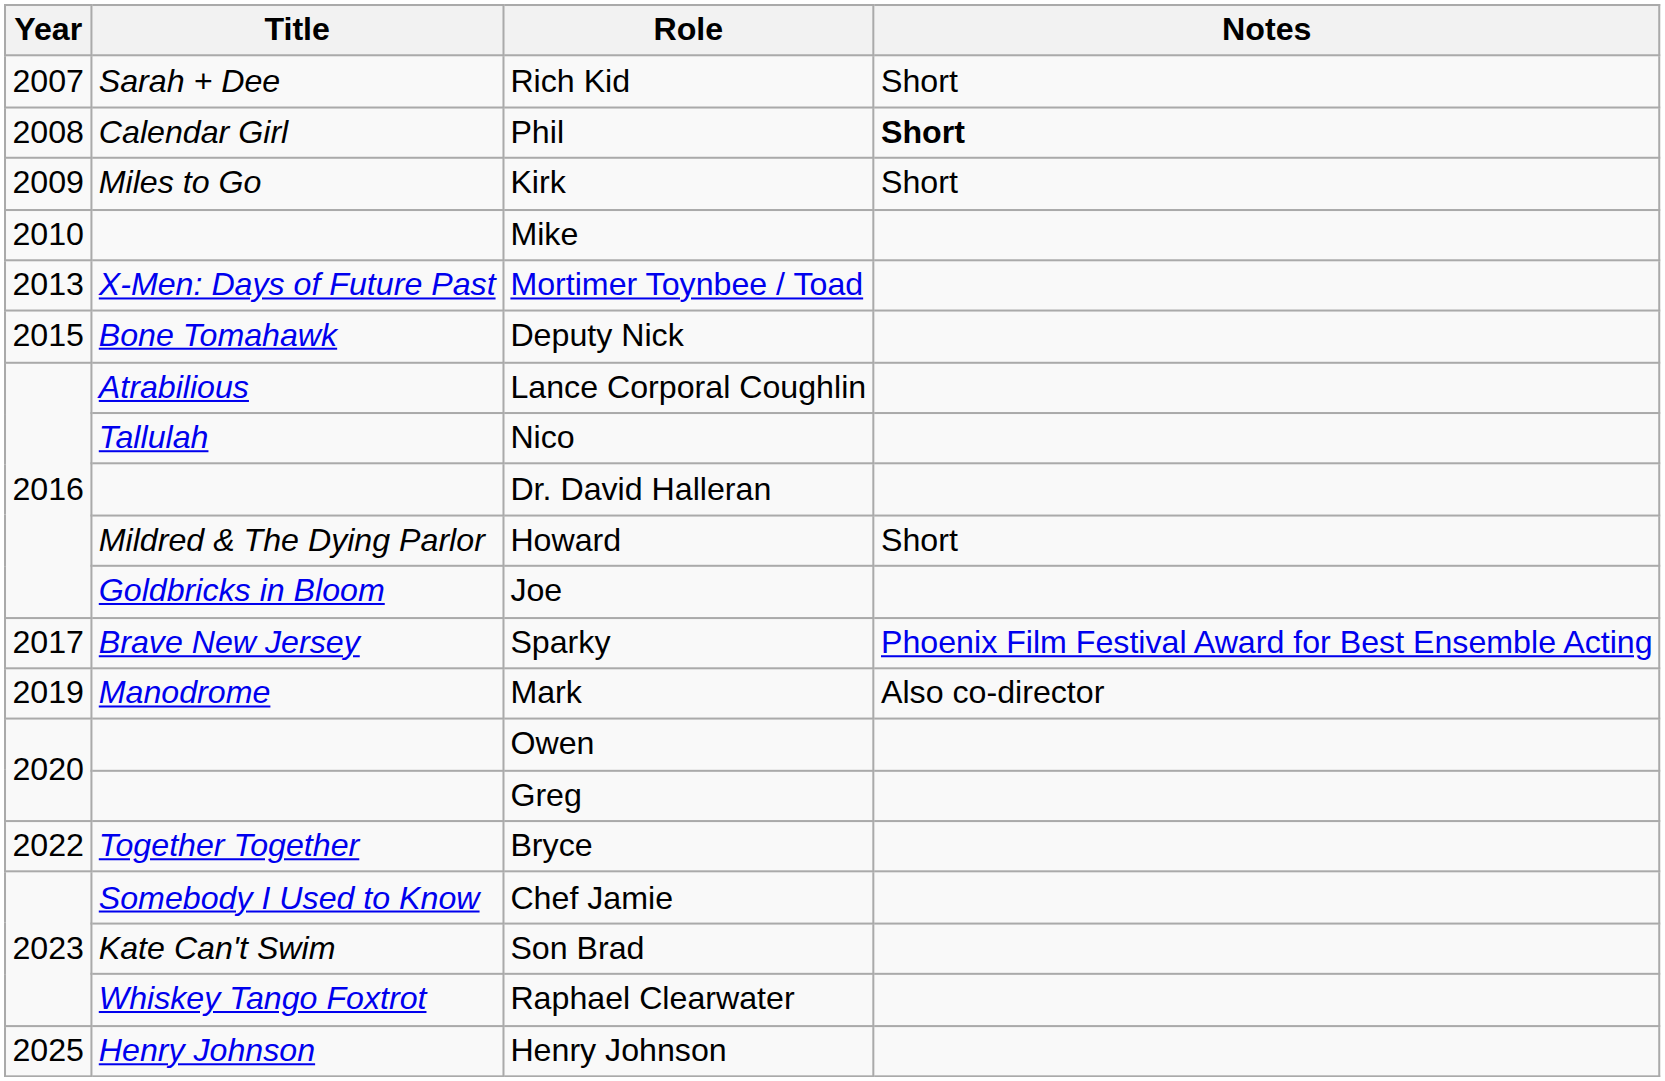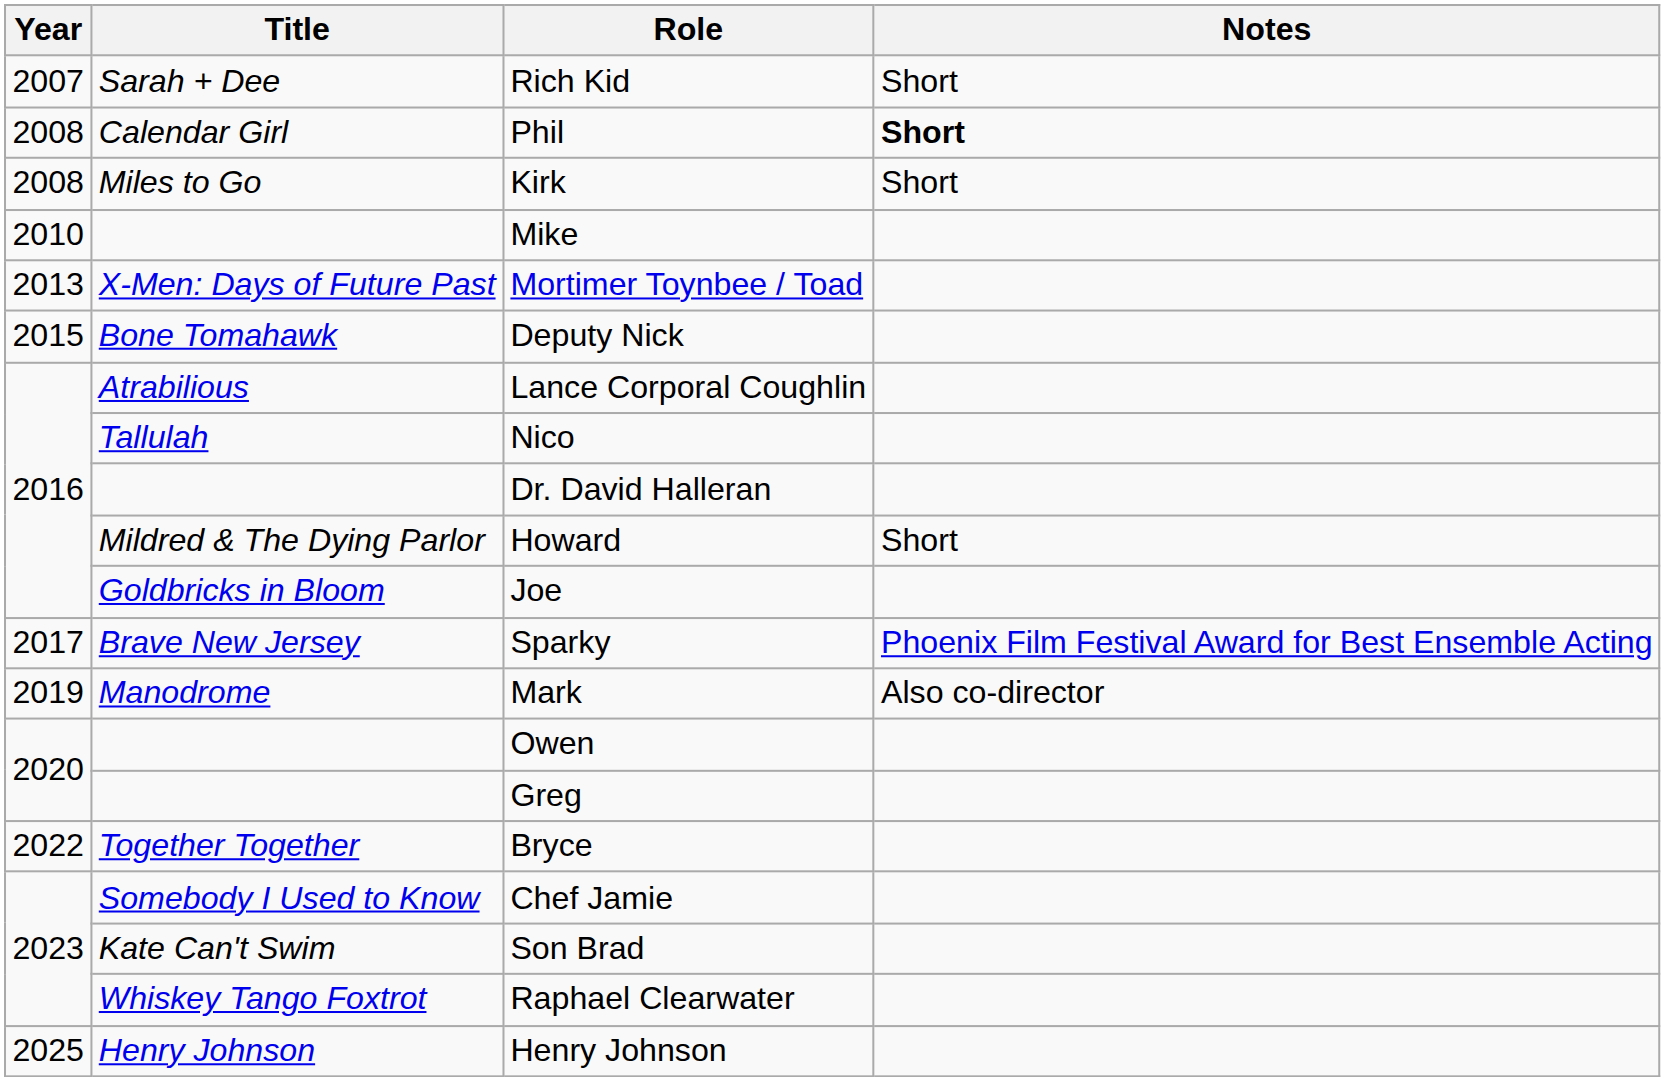(48, 183) 2009 -> (48, 183) 2008
